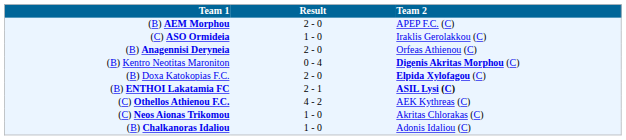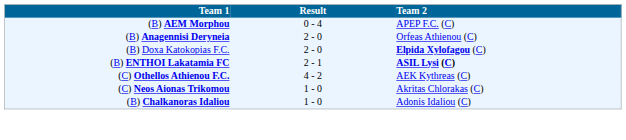(313, 24) 2 - 0 -> (313, 24) 0 - 4
- row: (190, 37)
- row: (168, 63)
